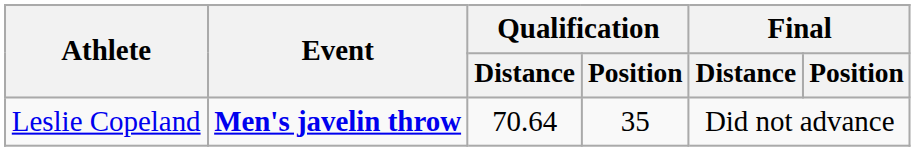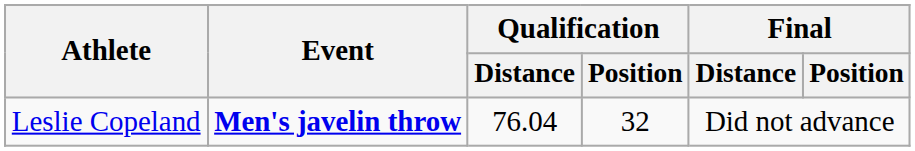(525, 121) 70.64 -> (525, 121) 76.04
(635, 121) 35 -> (635, 121) 32
